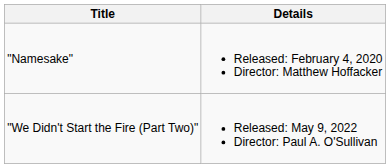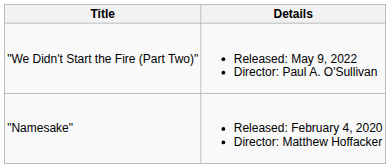rows swapped: (40, 58) <-> (103, 128)
